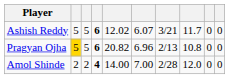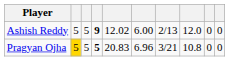(97, 30) 6 -> (97, 30) 9
(144, 30) 6.07 -> (144, 30) 6.00
(168, 30) 3/21 -> (168, 30) 2/13
(192, 30) 11.7 -> (192, 30) 12.0
(97, 47) 6 -> (97, 47) 5
(117, 47) 20.82 -> (117, 47) 20.83
(168, 47) 2/13 -> (168, 47) 3/21
- row: (36, 64)
